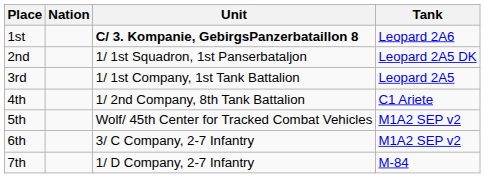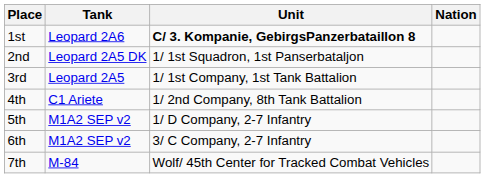columns swapped: (69, 15) <-> (428, 15)
(234, 120) Wolf/ 45th Center for Tracked Combat Vehicles -> (232, 120) 1/ D Company, 2-7 Infantry
(175, 162) 1/ D Company, 2-7 Infantry -> (291, 162) Wolf/ 45th Center for Tracked Combat Vehicles
